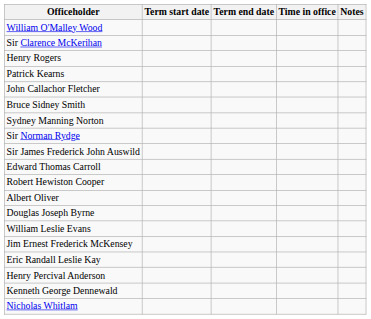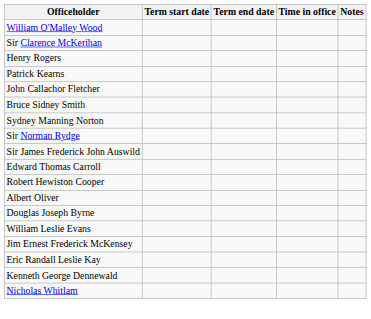- row: (56, 275)
